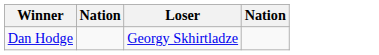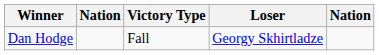+ column: (166, 15)
